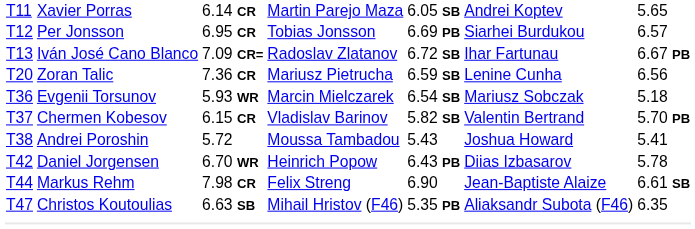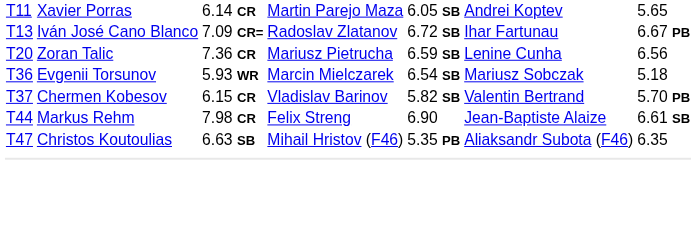- row: (80, 32)
- row: (93, 140)
- row: (98, 161)
